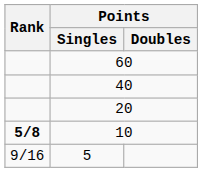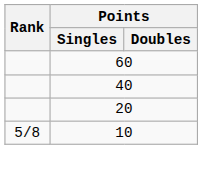(27, 133) bold -> (27, 133) normal
- row: (87, 156)
